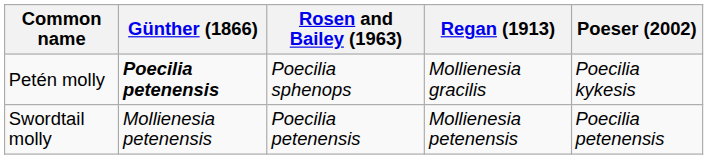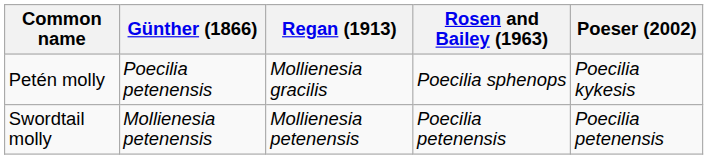columns swapped: (498, 29) <-> (346, 29)
(171, 79) bold -> (168, 79) normal
